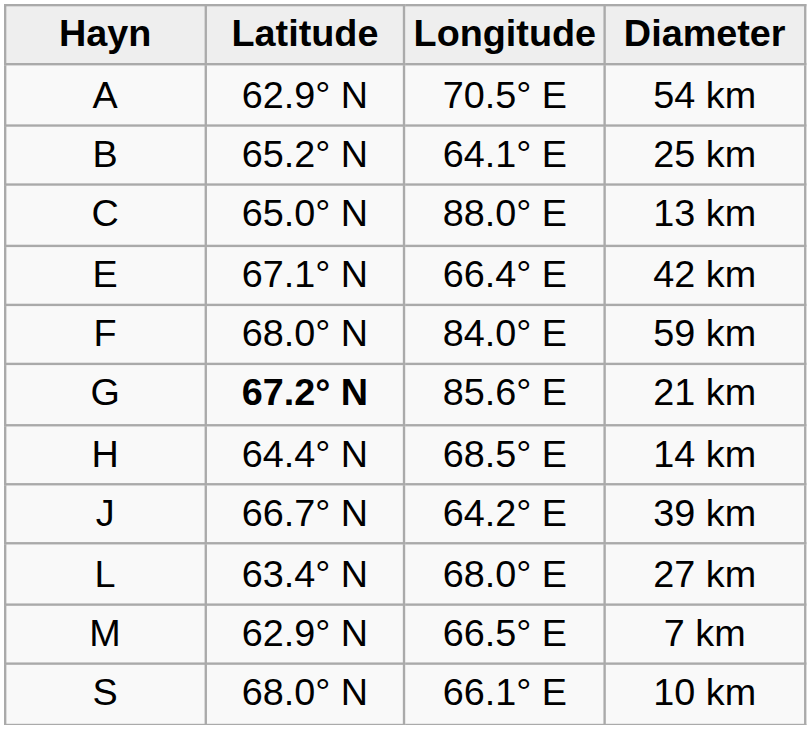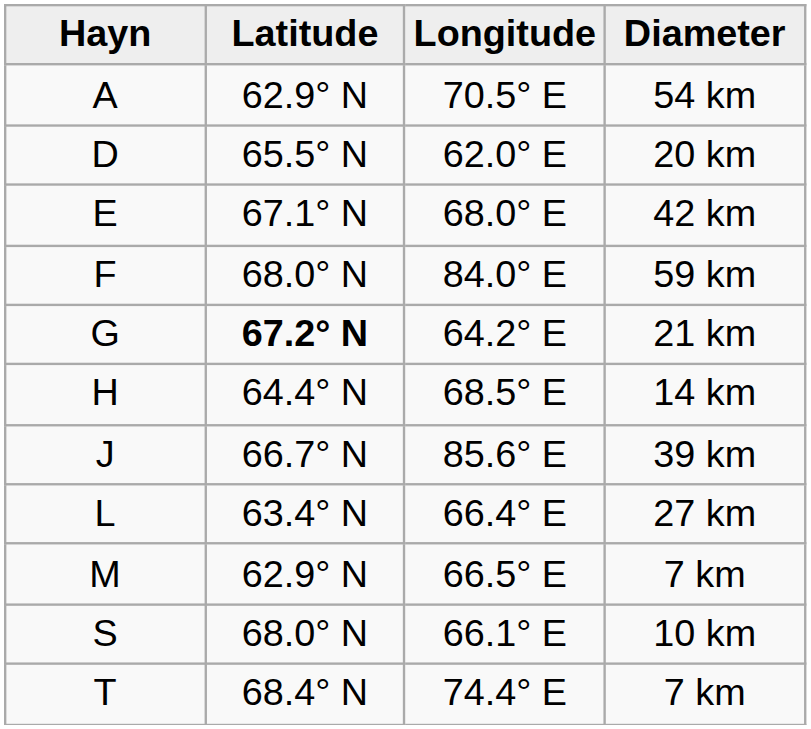- row: (105, 154)
- row: (105, 214)
+ row: (105, 154)
(505, 273) 66.4° E -> (505, 214) 68.0° E
(505, 393) 85.6° E -> (505, 333) 64.2° E
(505, 513) 64.2° E -> (505, 453) 85.6° E
(505, 573) 68.0° E -> (505, 513) 66.4° E
+ row: (105, 693)
